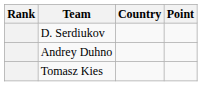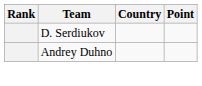- row: (72, 71)
